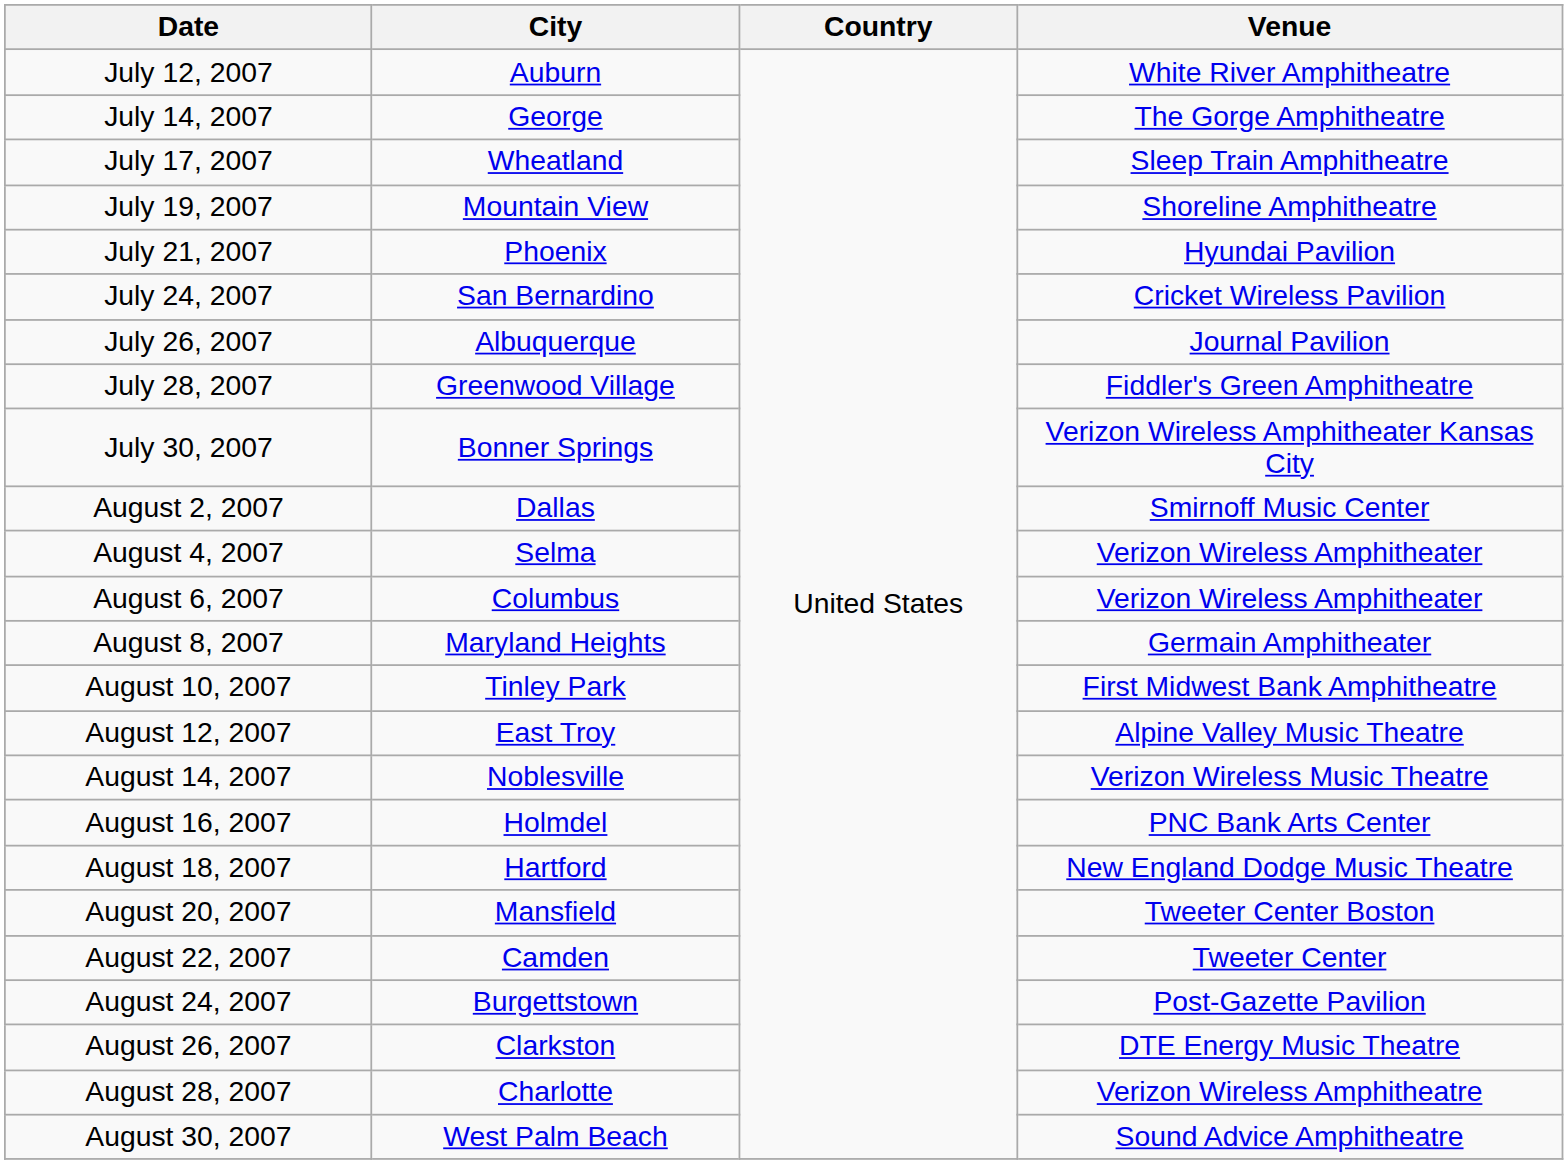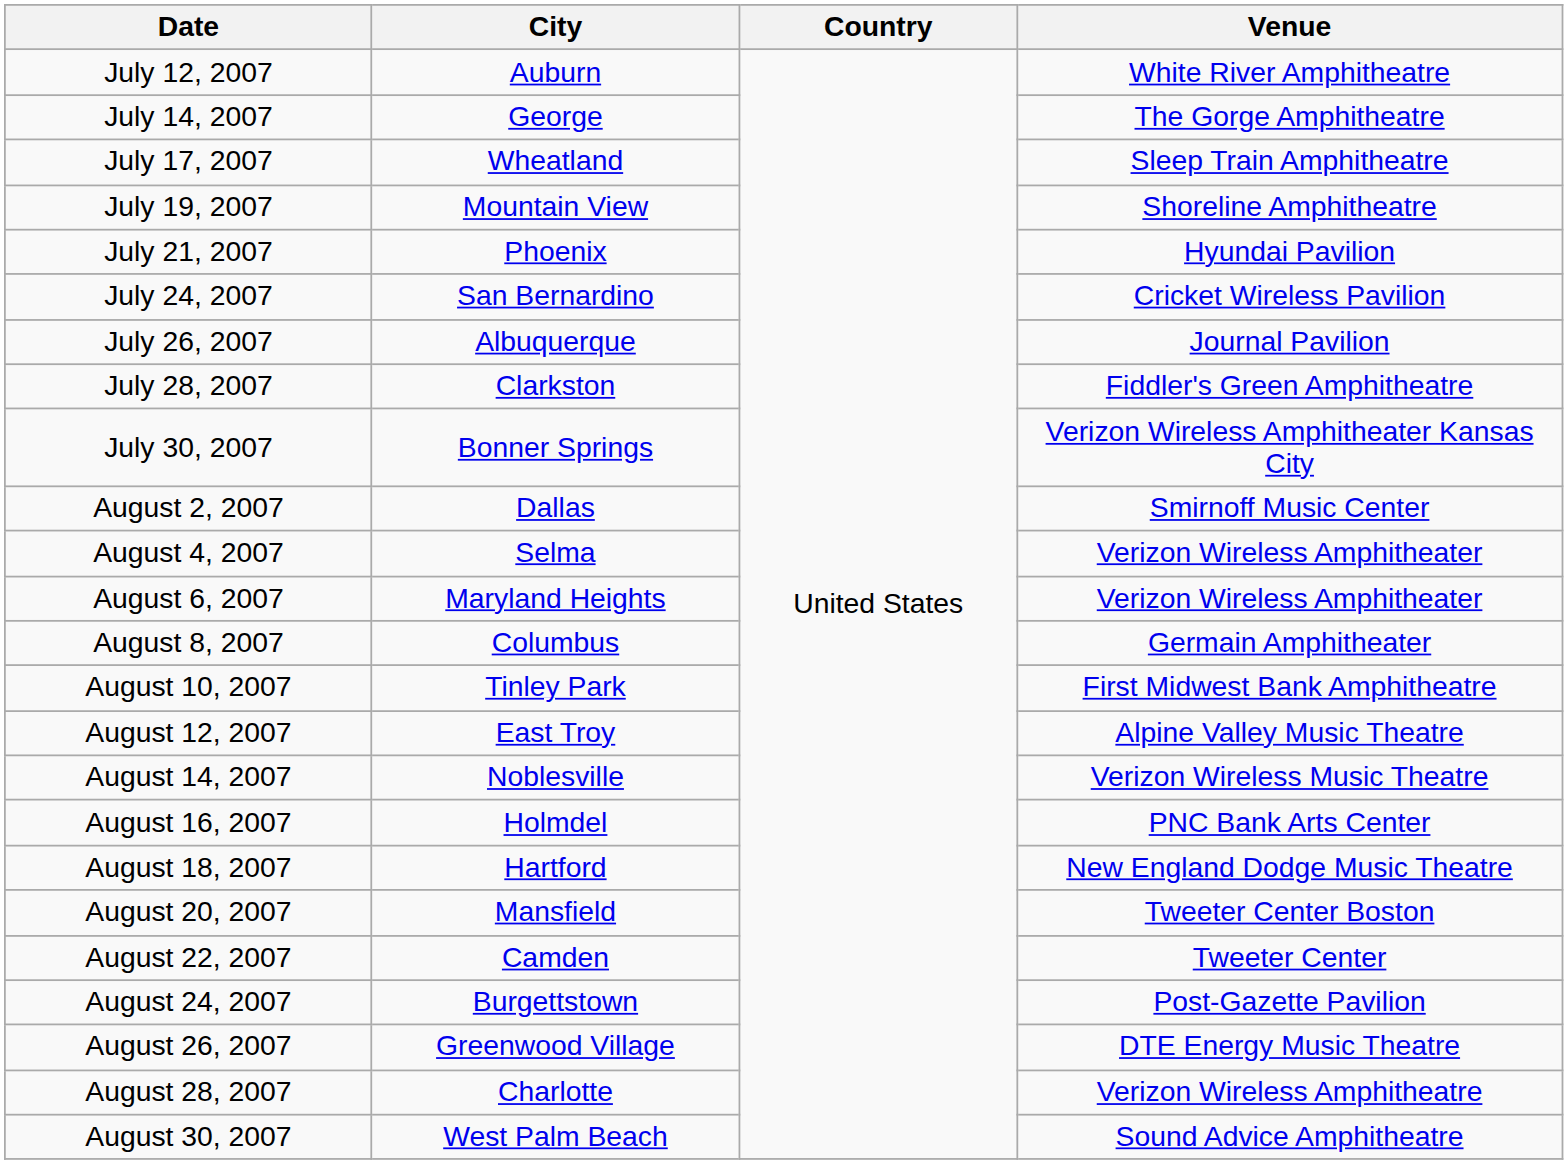(555, 386) Greenwood Village -> (555, 386) Clarkston
(555, 597) Columbus -> (555, 597) Maryland Heights
(555, 642) Maryland Heights -> (555, 642) Columbus
(555, 1046) Clarkston -> (555, 1046) Greenwood Village
